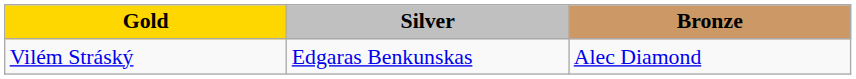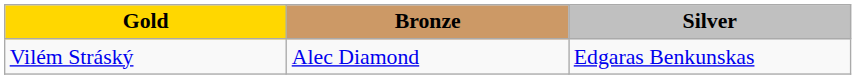columns swapped: (428, 21) <-> (710, 21)
